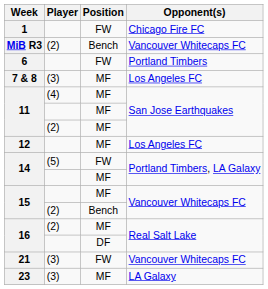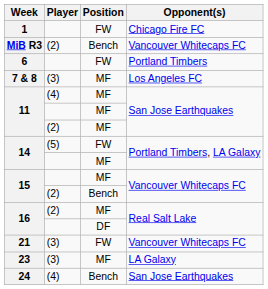- row: (24, 144)
+ row: (24, 276)
